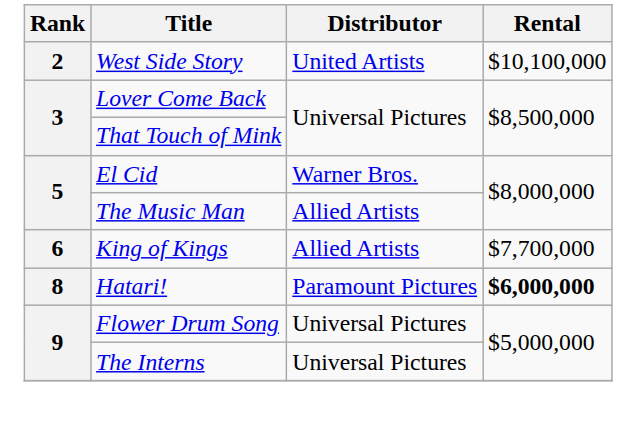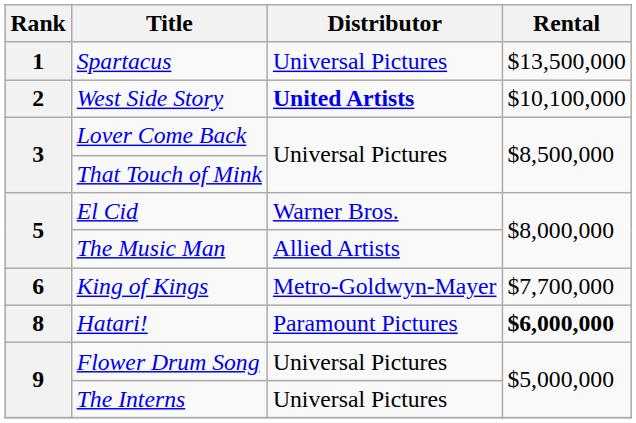+ row: (124, 60)
(358, 60) normal -> (344, 98) bold
(356, 248) Allied Artists -> (385, 286) Metro-Goldwyn-Mayer
